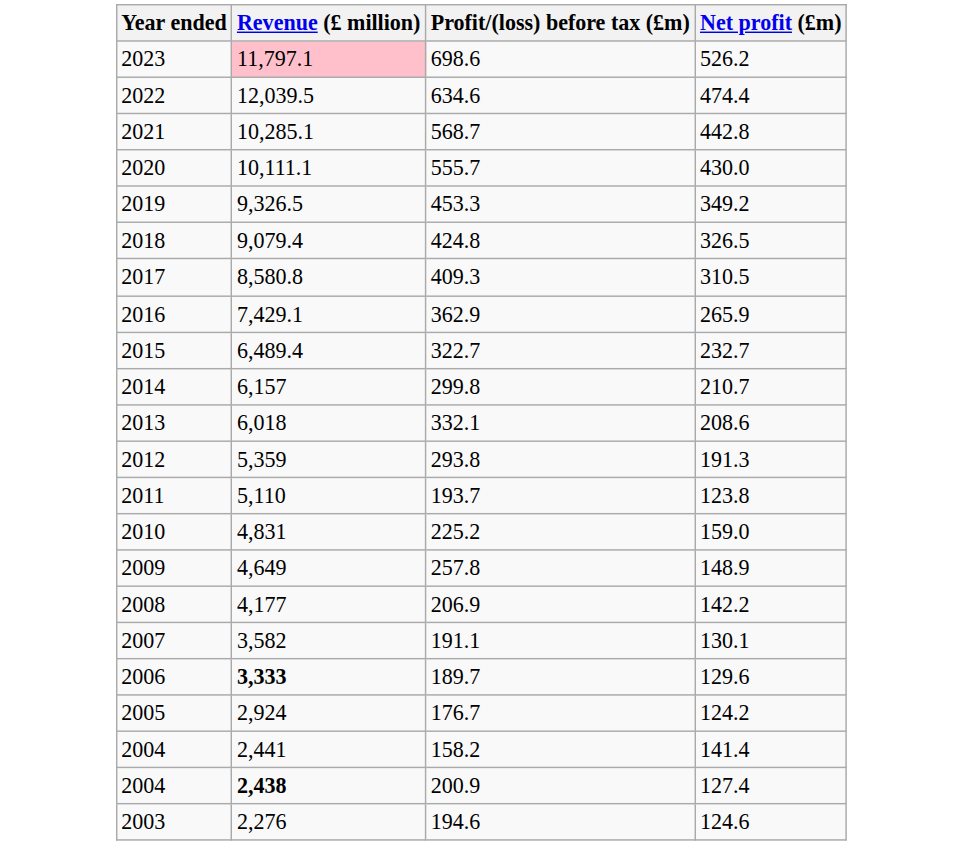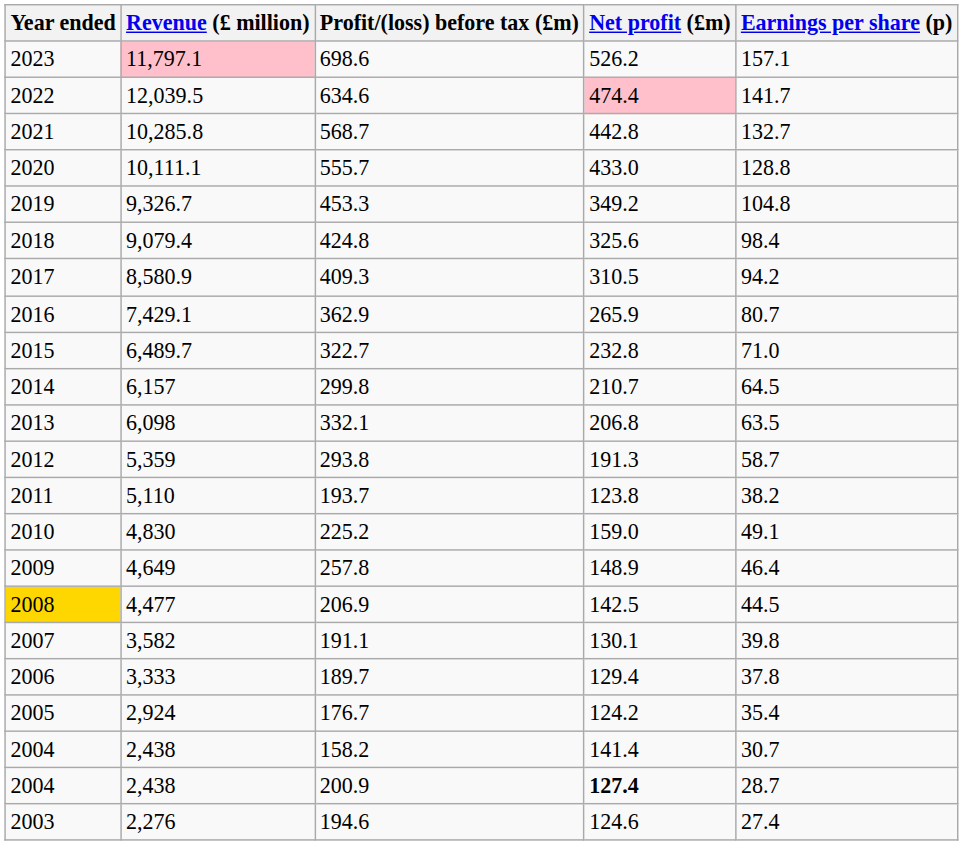+ column: (847, 22)
(725, 95) no background -> (614, 95) pink background
(275, 131) 10,285.1 -> (165, 131) 10,285.8
(725, 168) 430.0 -> (614, 168) 433.0
(270, 204) 9,326.5 -> (159, 204) 9,326.7
(725, 240) 326.5 -> (614, 240) 325.6
(270, 277) 8,580.8 -> (159, 277) 8,580.9
(270, 349) 6,489.4 -> (159, 349) 6,489.7
(725, 349) 232.7 -> (614, 349) 232.8
(262, 422) 6,018 -> (151, 422) 6,098
(725, 422) 208.6 -> (614, 422) 206.8
(262, 531) 4,831 -> (151, 531) 4,830
(143, 604) no background -> (32, 604) gold background
(262, 604) 4,177 -> (151, 604) 4,477
(725, 604) 142.2 -> (614, 604) 142.5
(262, 676) bold -> (151, 676) normal
(725, 676) 129.6 -> (614, 676) 129.4
(262, 749) 2,441 -> (151, 749) 2,438
(262, 785) bold -> (151, 785) normal
(725, 785) normal -> (614, 785) bold
